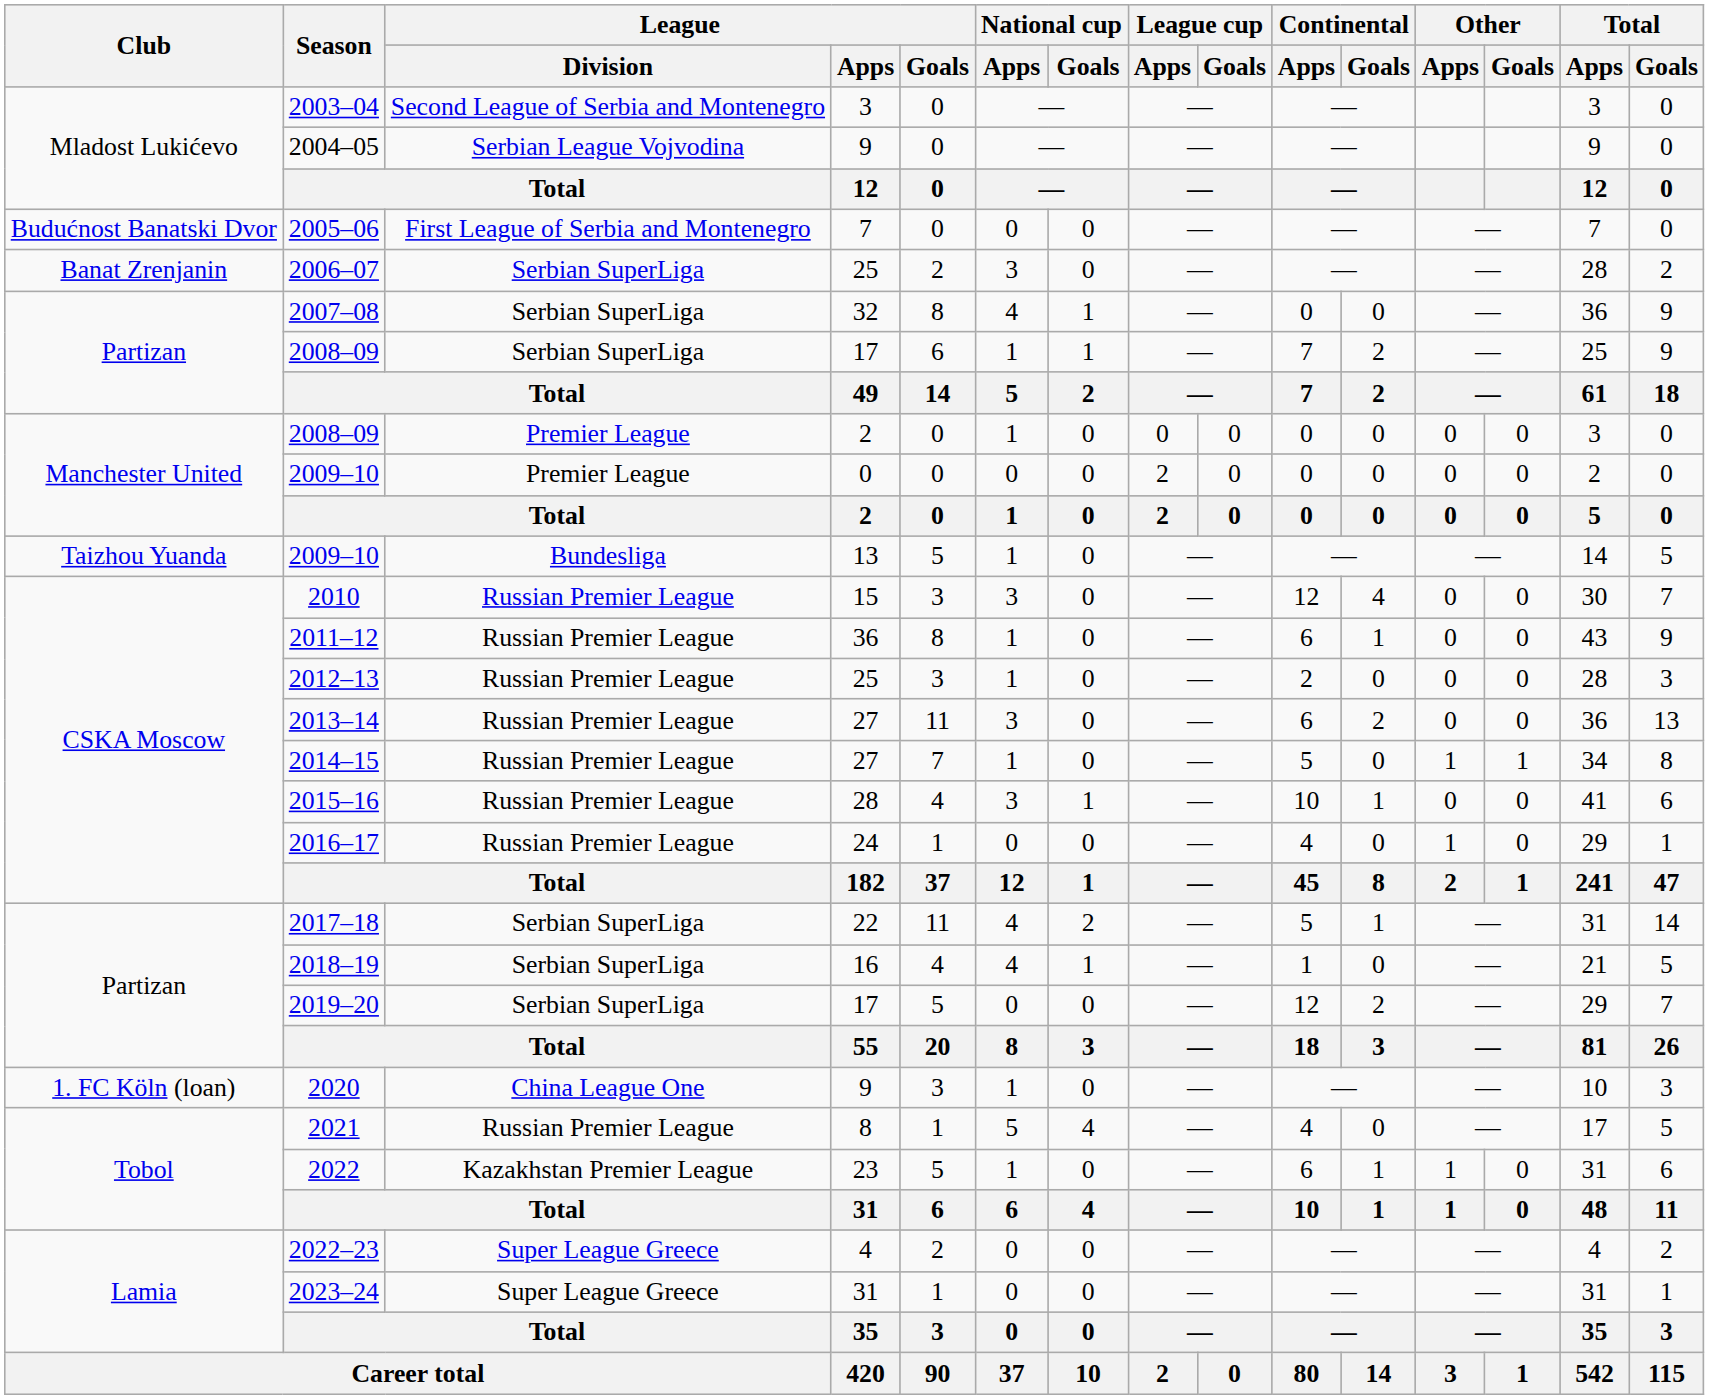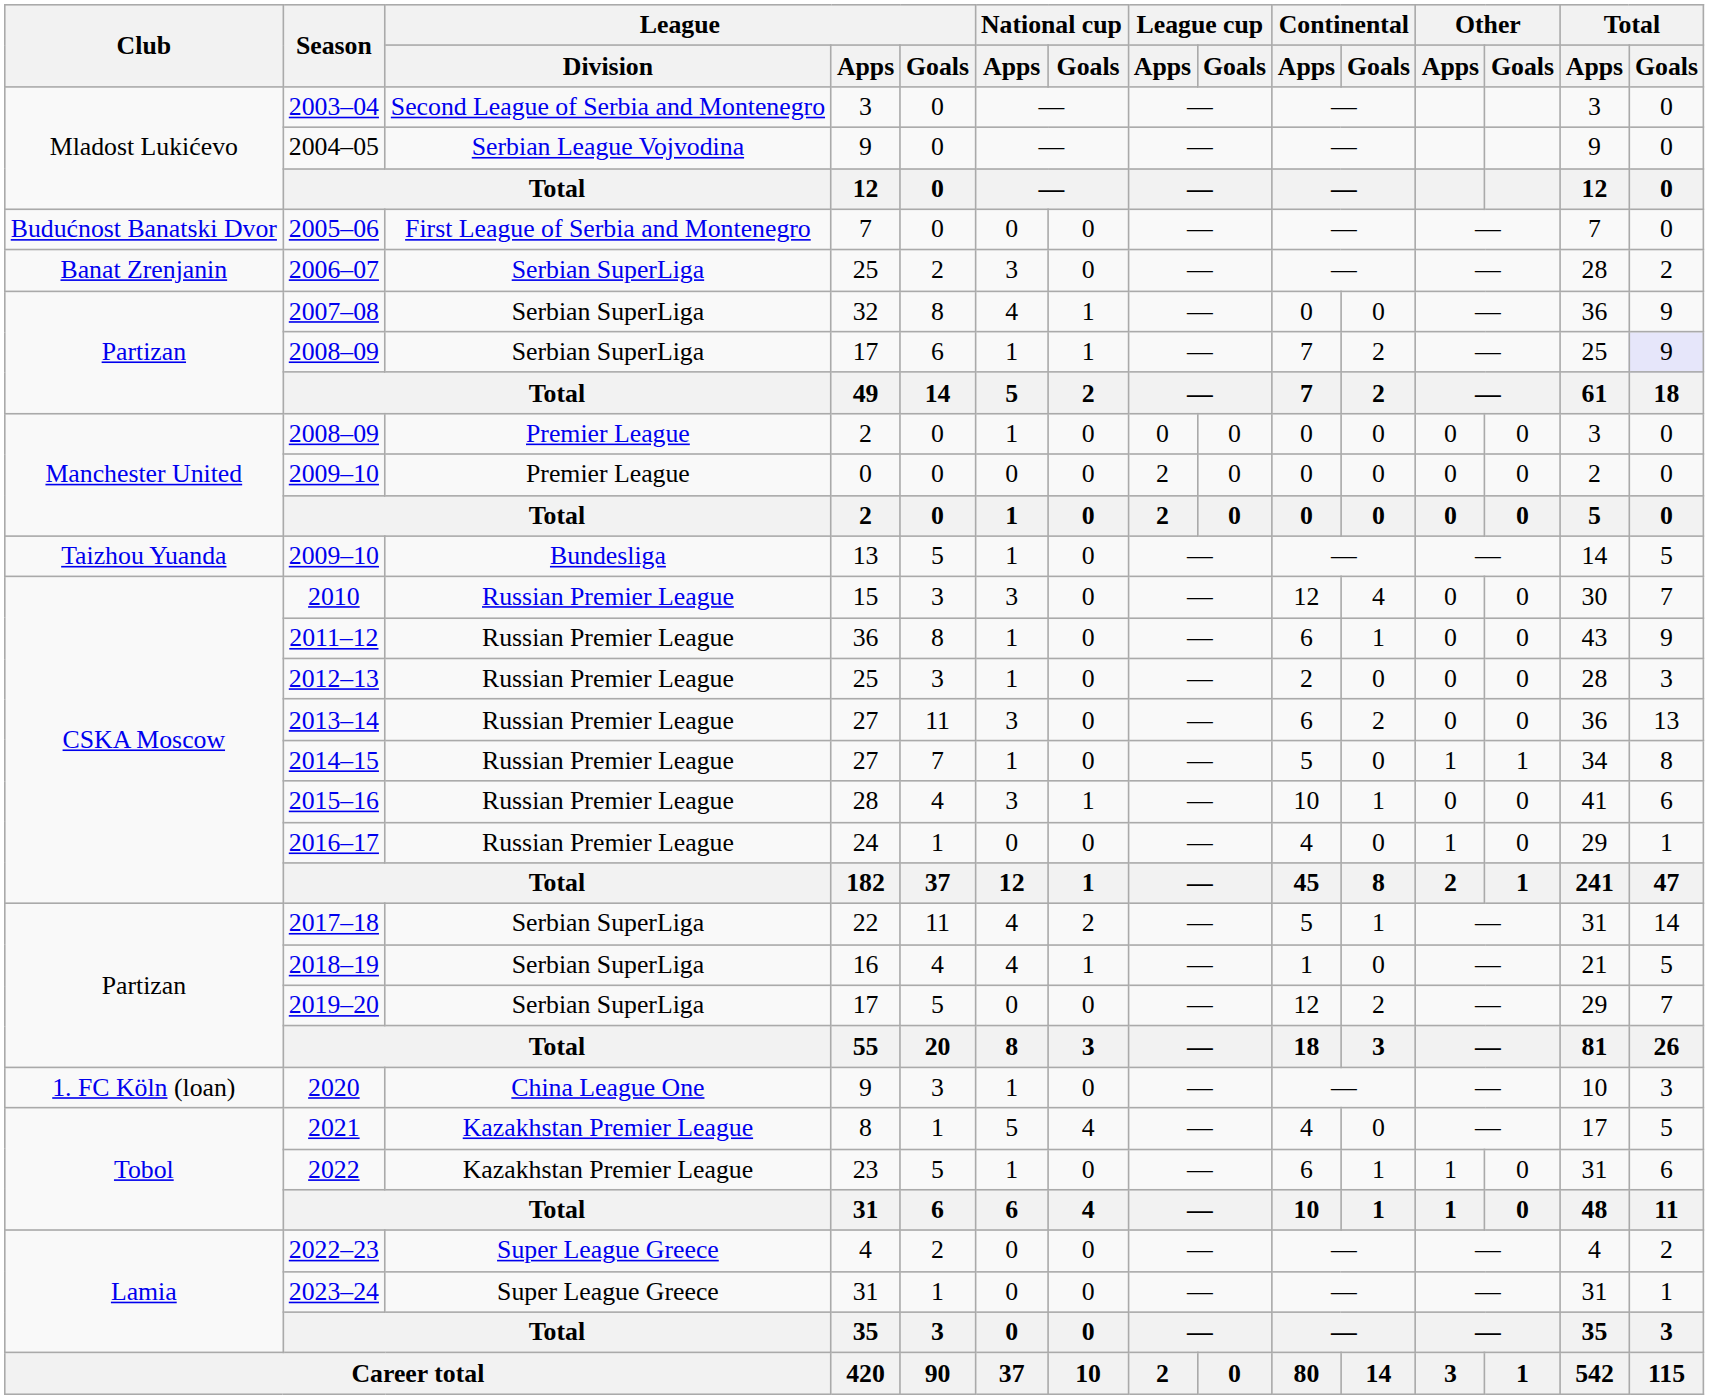(1667, 351) no background -> (1667, 351) lavender background
(608, 1127) Russian Premier League -> (608, 1127) Kazakhstan Premier League
